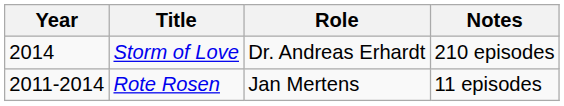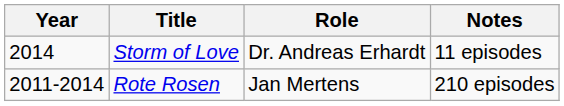(495, 52) 210 episodes -> (488, 52) 11 episodes
(488, 84) 11 episodes -> (495, 84) 210 episodes
